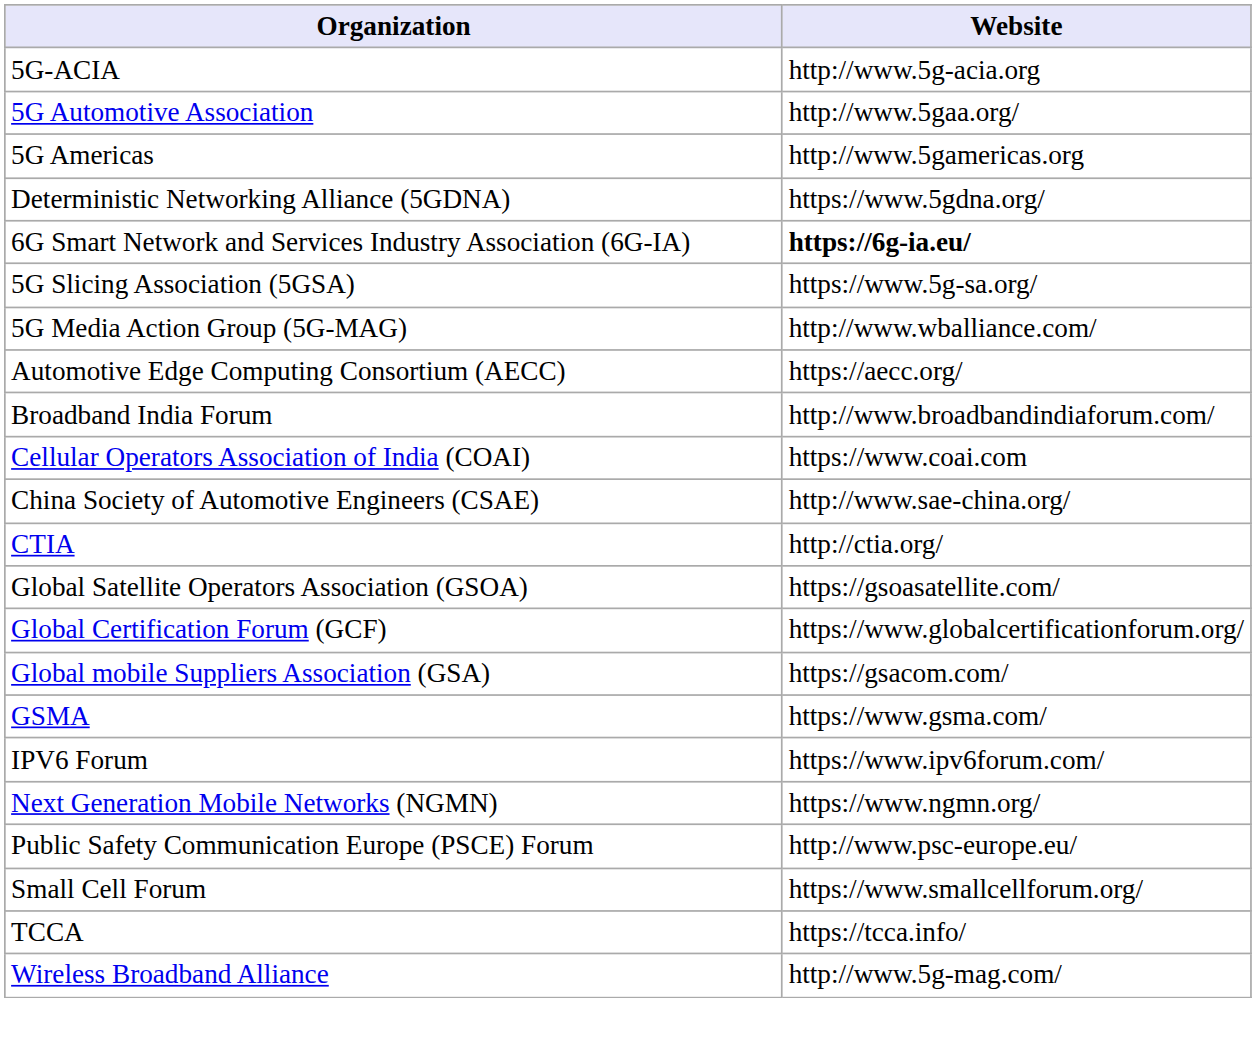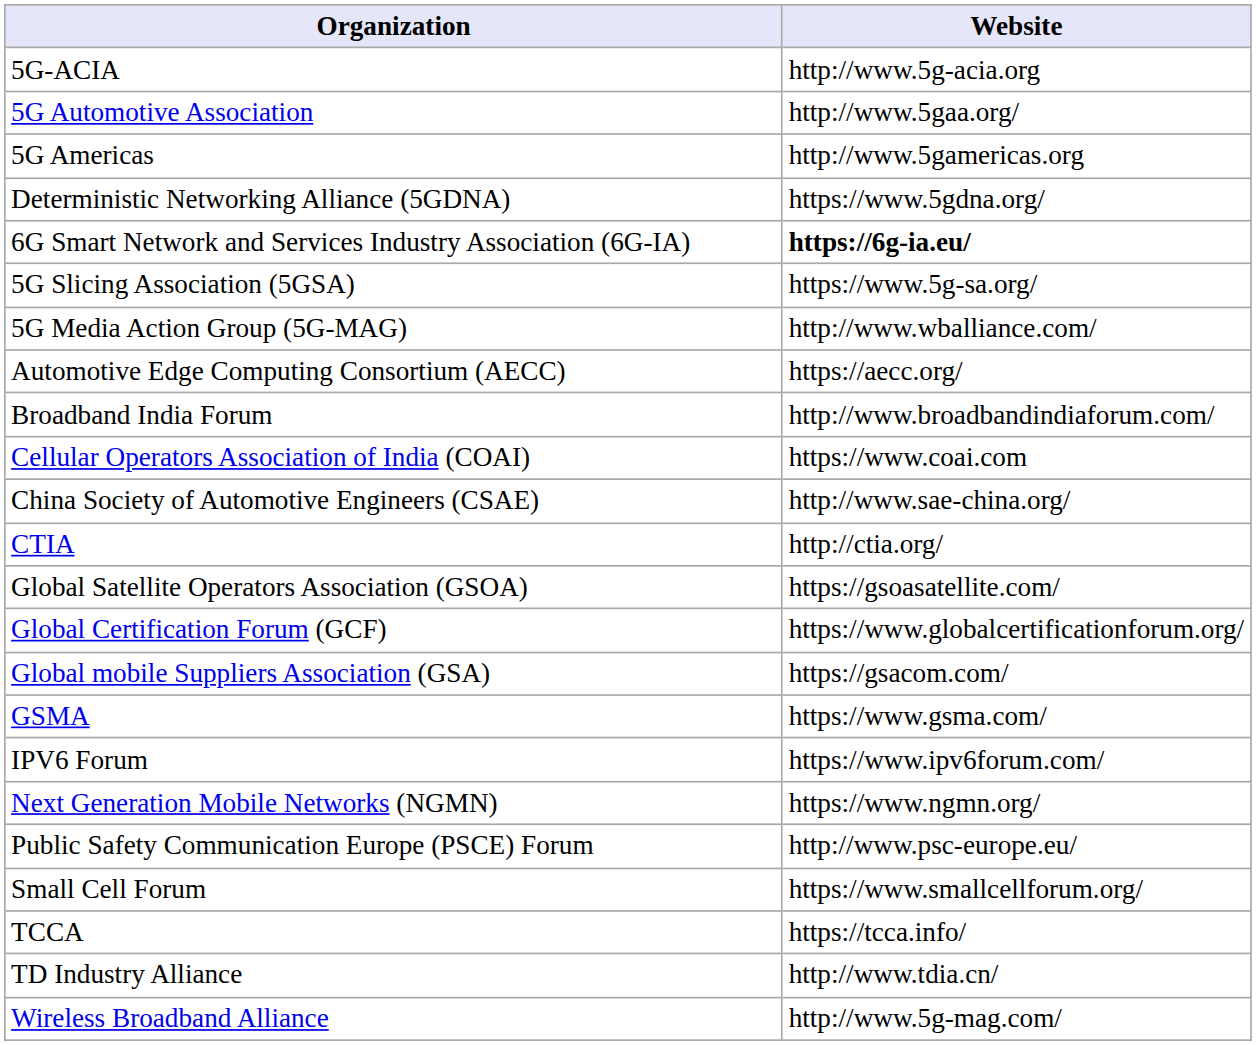+ row: (127, 975)
